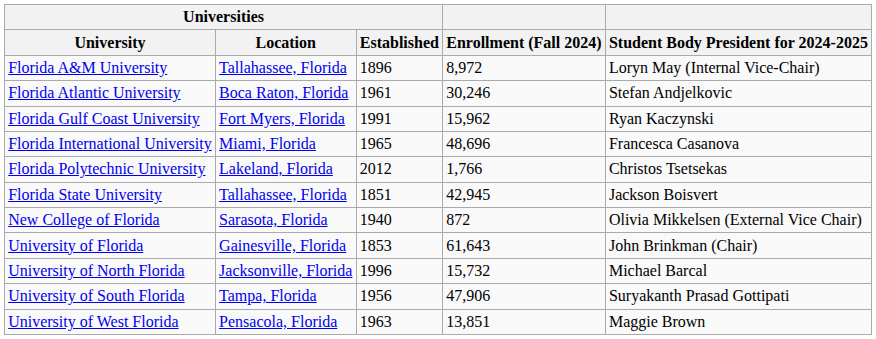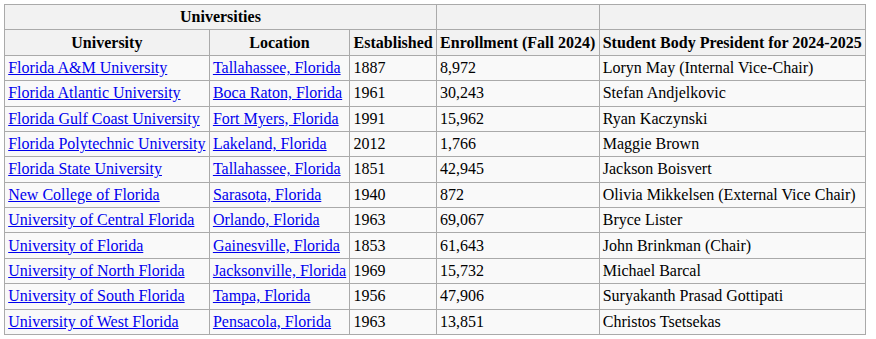(376, 67) 1896 -> (370, 67) 1887
(468, 93) 30,246 -> (462, 93) 30,243
- row: (110, 144)
(668, 169) Christos Tsetsekas -> (651, 144) Maggie Brown
+ row: (101, 220)
(376, 270) 1996 -> (370, 270) 1969
(657, 321) Maggie Brown -> (662, 321) Christos Tsetsekas
